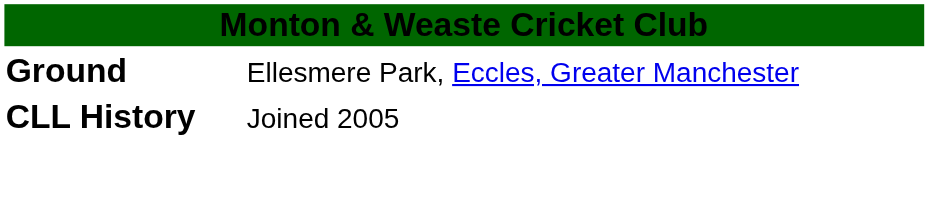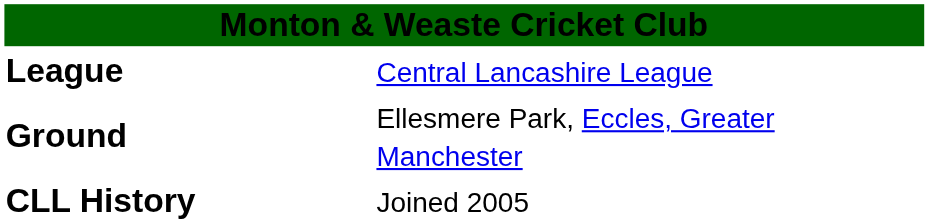+ row: (64, 70)
